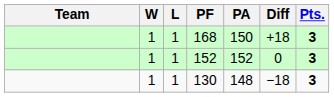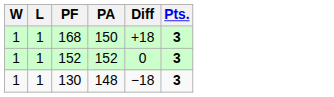- column: (72, 15)
